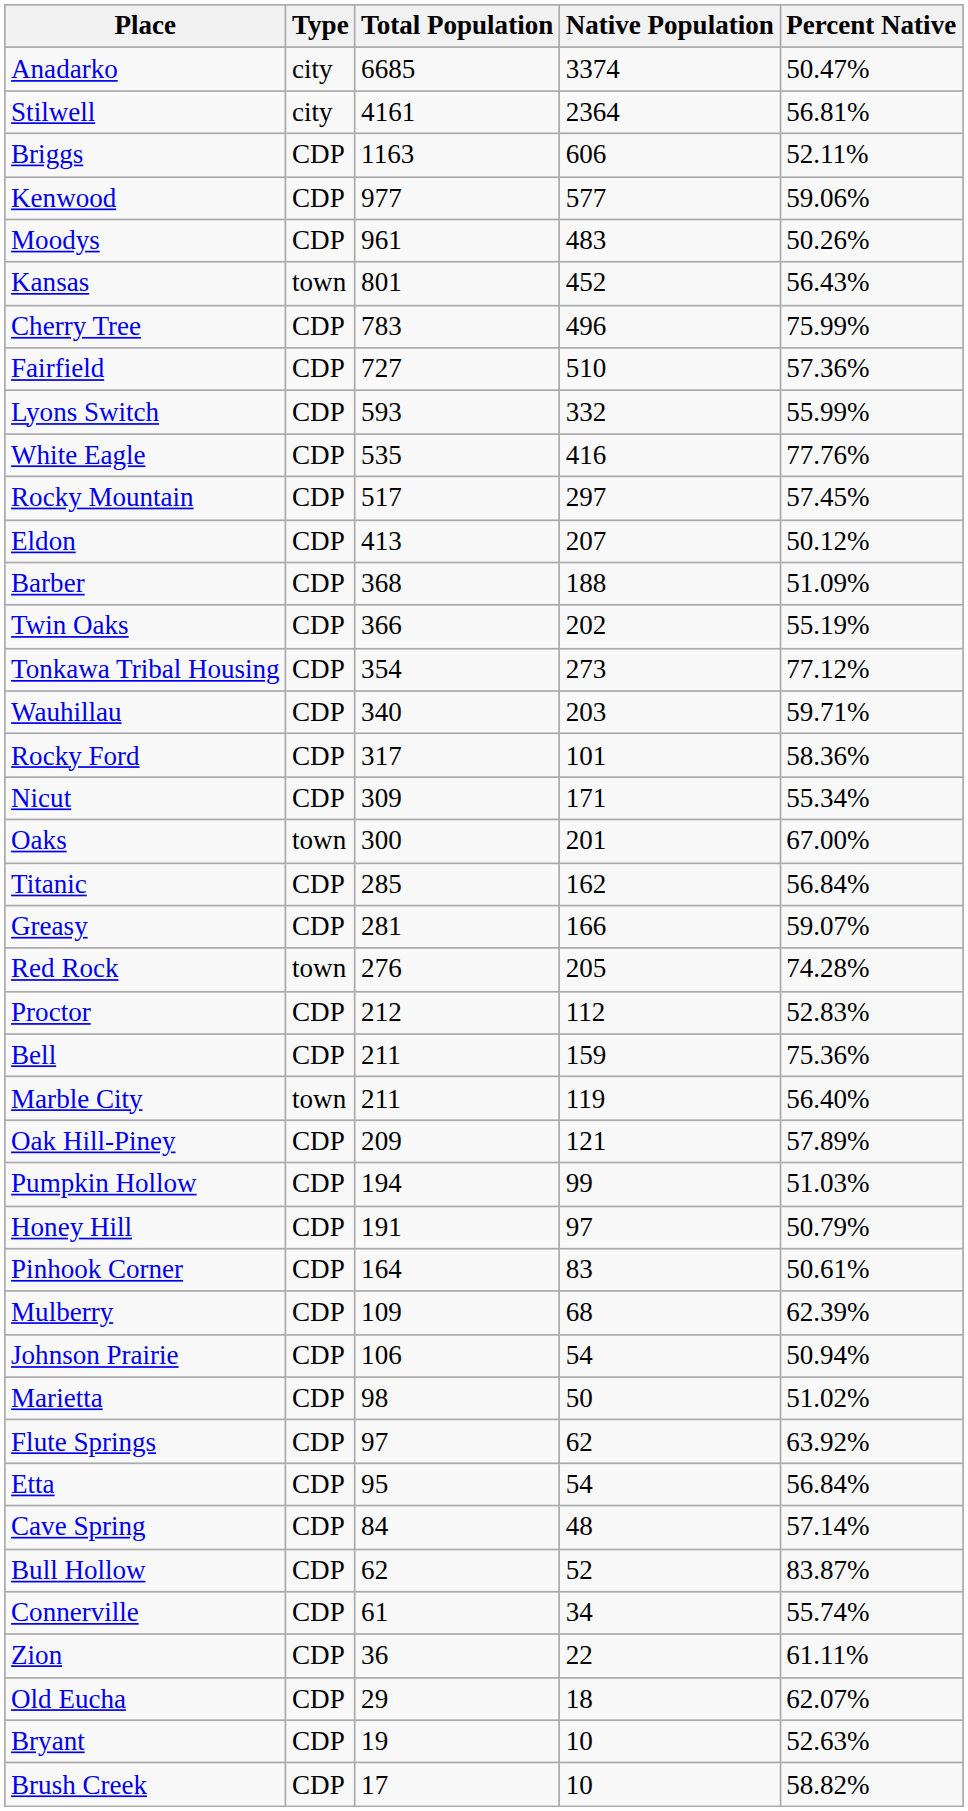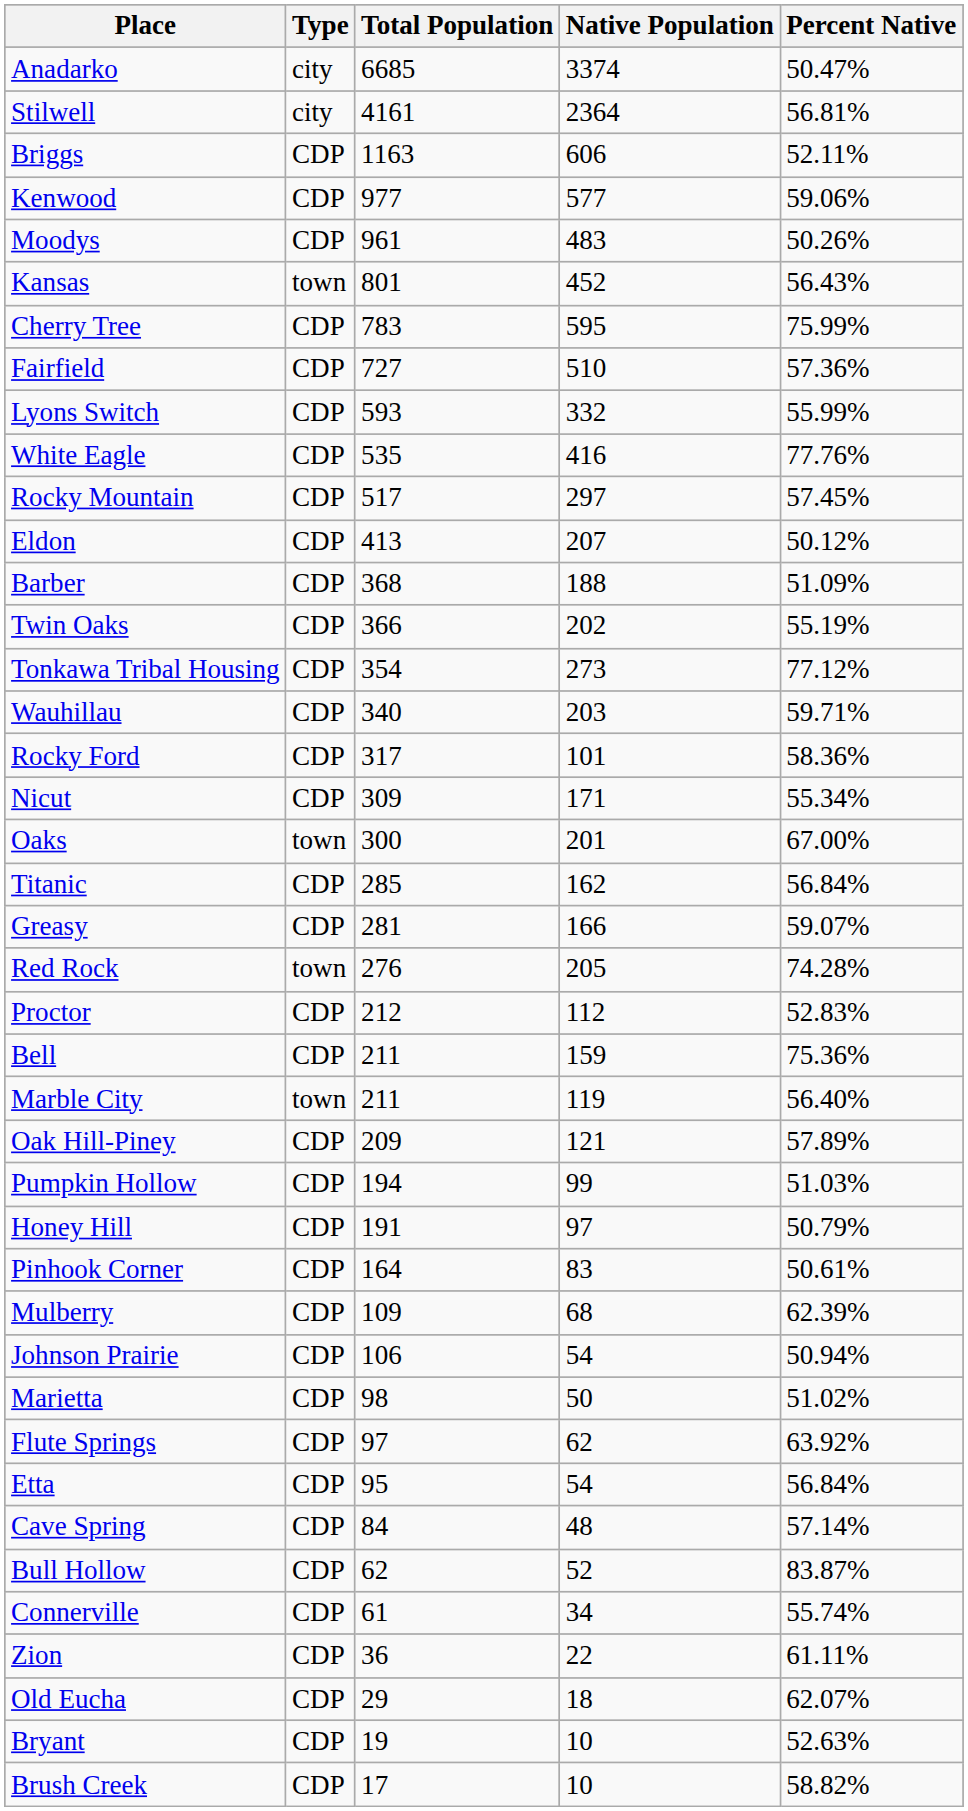(586, 326) 496 -> (586, 326) 595
